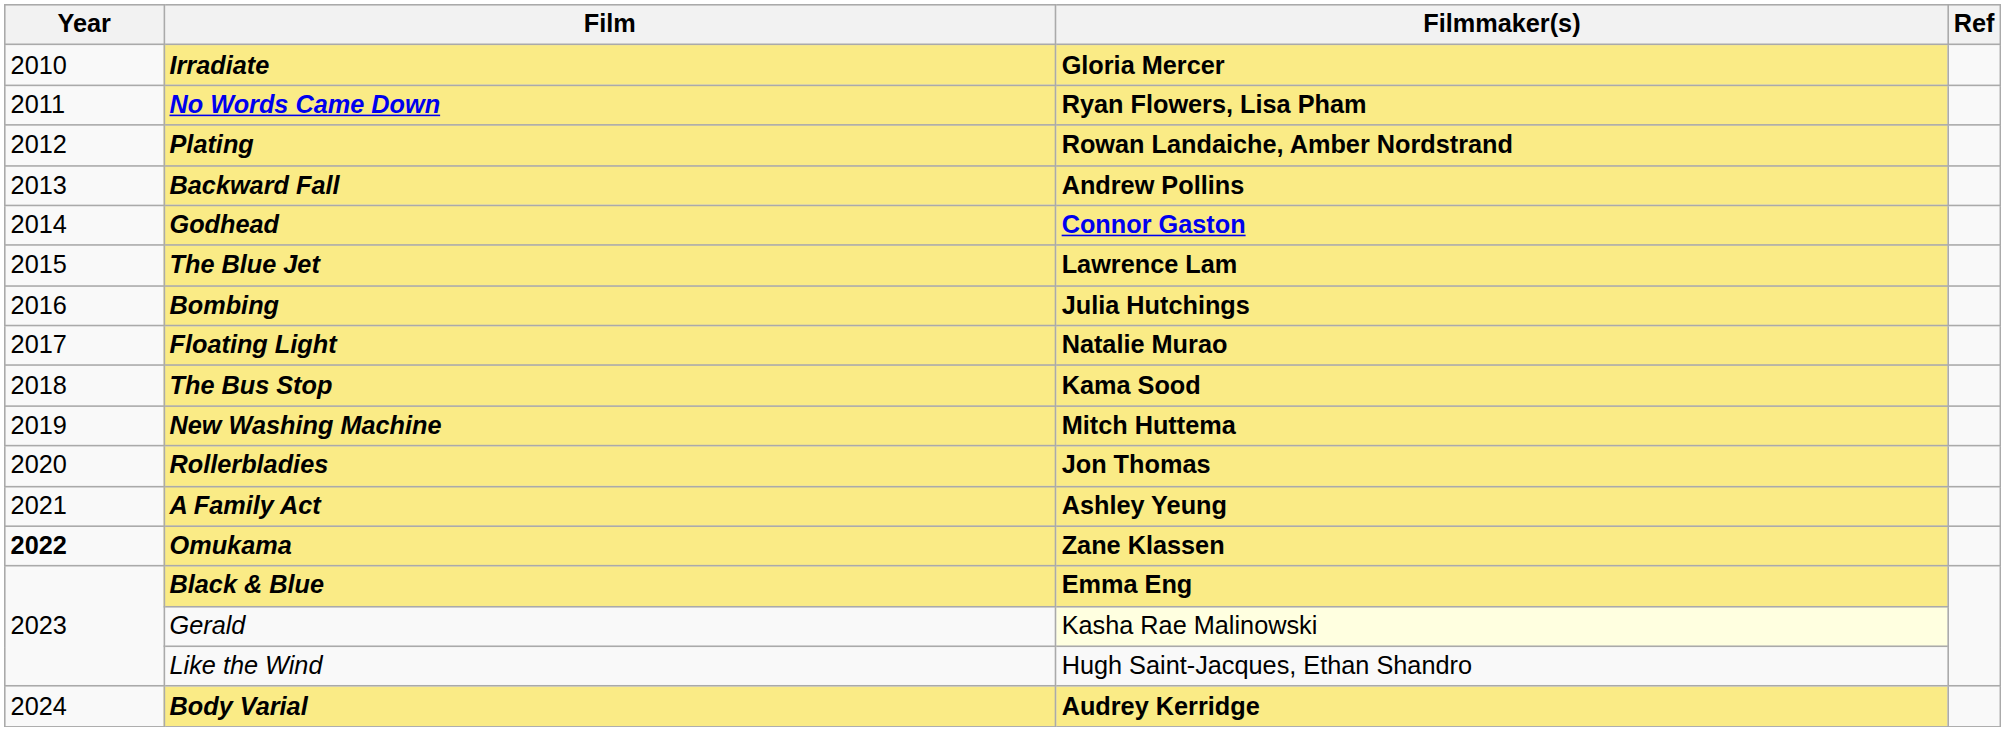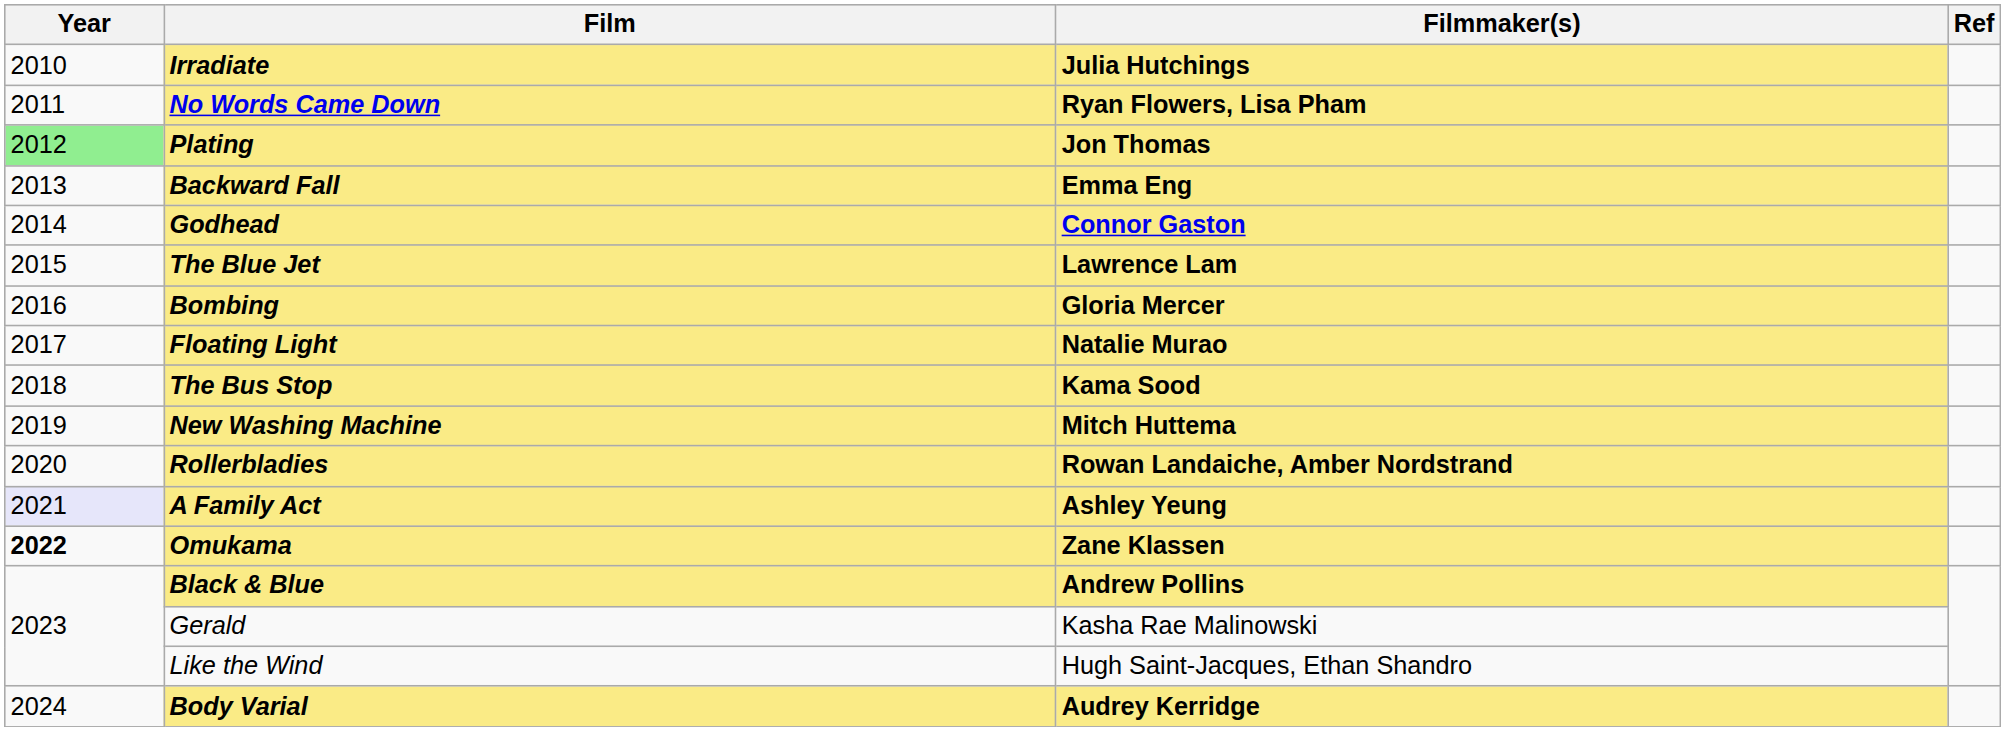(1143, 64) Gloria Mercer -> (1156, 64) Julia Hutchings
(39, 144) no background -> (39, 144) lightgreen background
(1287, 144) Rowan Landaiche, Amber Nordstrand -> (1136, 144) Jon Thomas
(1153, 184) Andrew Pollins -> (1127, 184) Emma Eng
(1156, 305) Julia Hutchings -> (1143, 305) Gloria Mercer
(1136, 465) Jon Thomas -> (1287, 465) Rowan Landaiche, Amber Nordstrand
(39, 505) no background -> (39, 505) lavender background
(1127, 585) Emma Eng -> (1153, 585) Andrew Pollins
(1190, 625) lightyellow background -> (1190, 625) no background
